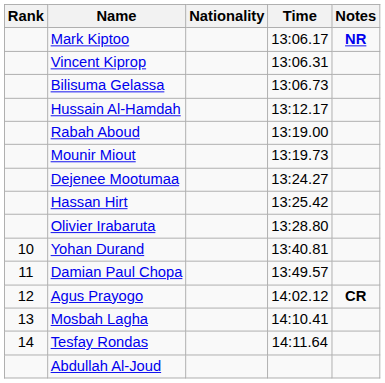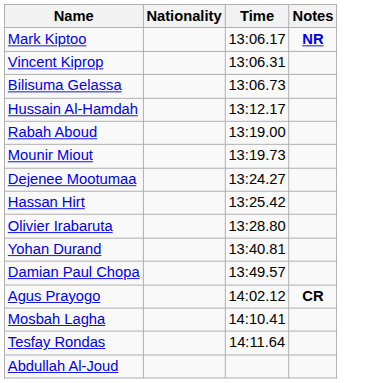- column: (26, 16)
